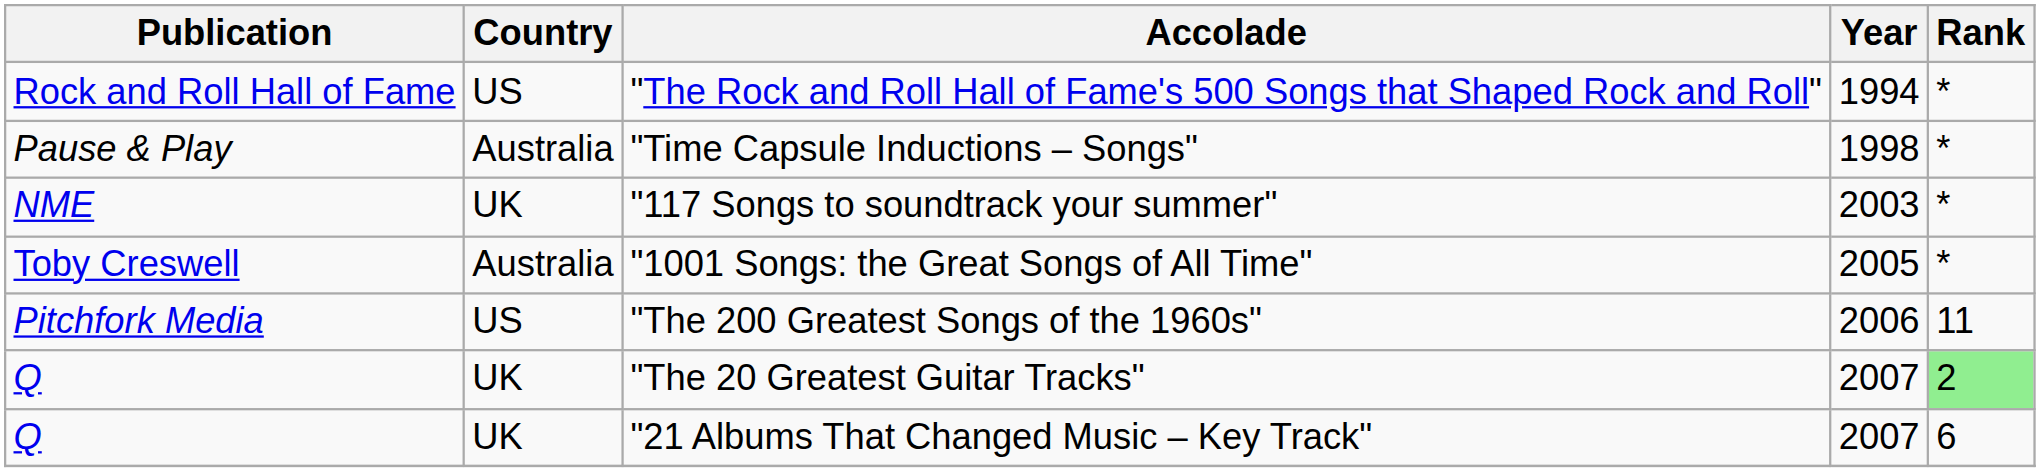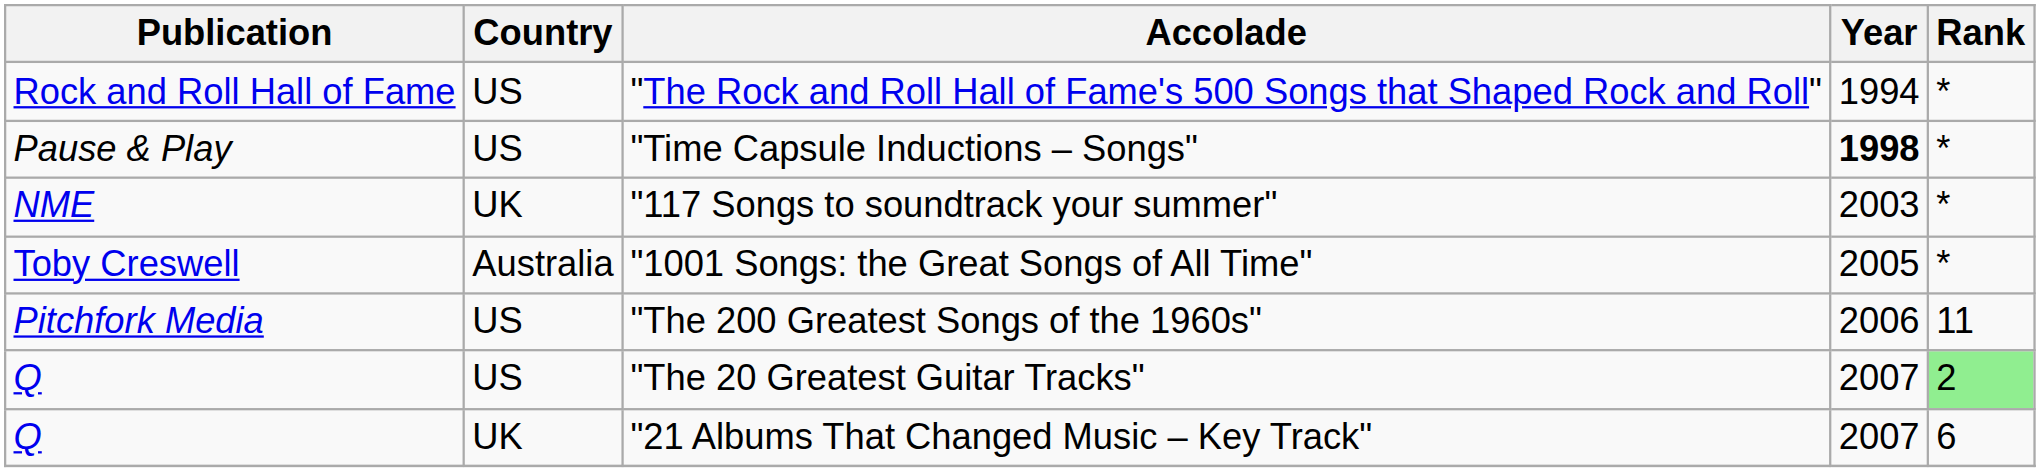(543, 148) Australia -> (498, 148) US
(1879, 148) normal -> (1879, 148) bold
(498, 378) UK -> (498, 378) US
